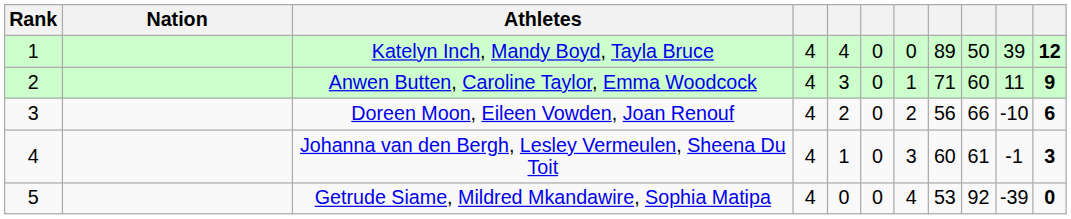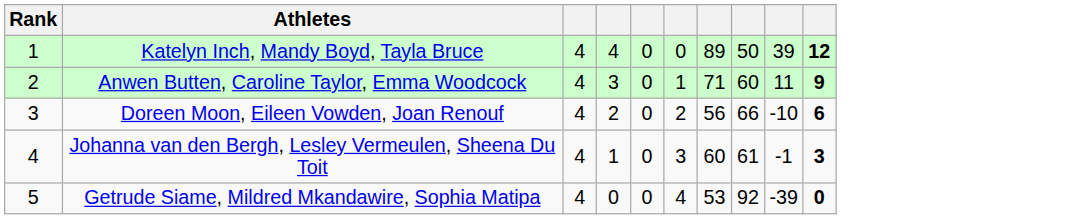- column: (177, 20)
